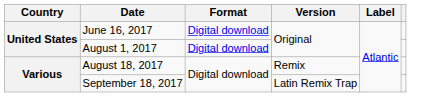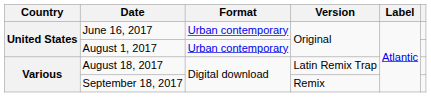(228, 30) Digital download -> (238, 30) Urban contemporary
(228, 48) Digital download -> (238, 48) Urban contemporary
(289, 65) Remix -> (335, 65) Latin Remix Trap
(315, 83) Latin Remix Trap -> (309, 83) Remix
